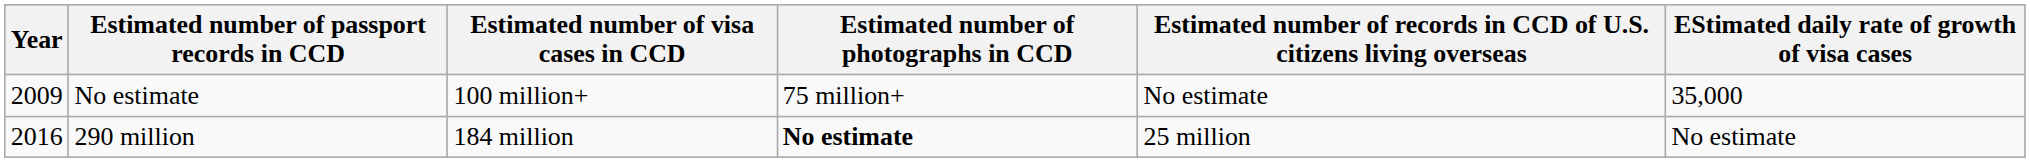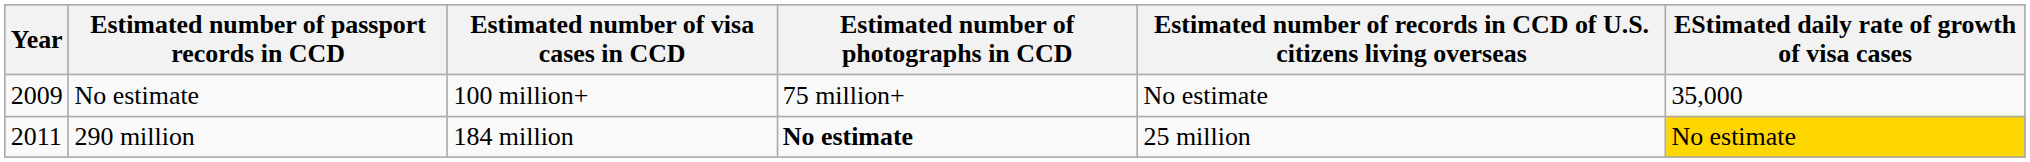(37, 136) 2016 -> (36, 136) 2011
(1734, 136) no background -> (1734, 136) gold background
